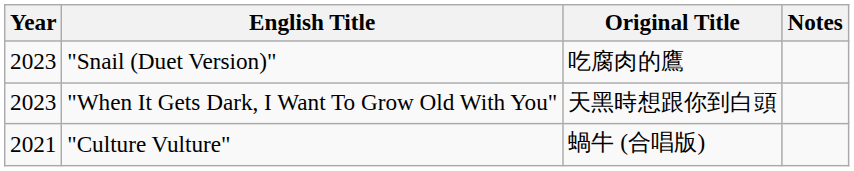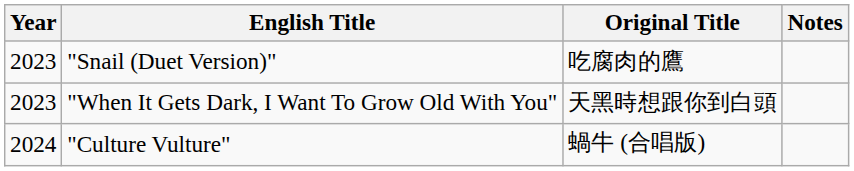(33, 144) 2021 -> (33, 144) 2024
